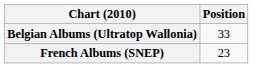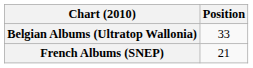(224, 53) 23 -> (224, 53) 21
